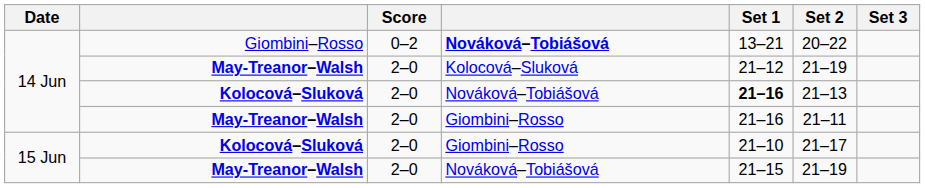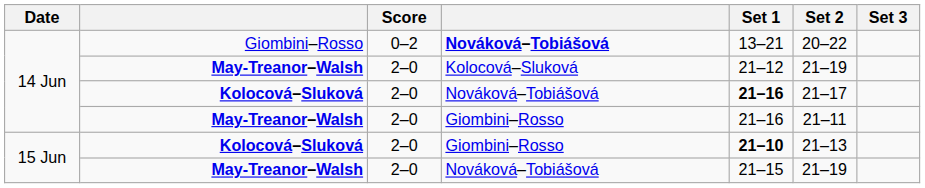(825, 94) 21–13 -> (825, 94) 21–17
(761, 145) normal -> (761, 145) bold
(825, 145) 21–17 -> (825, 145) 21–13
